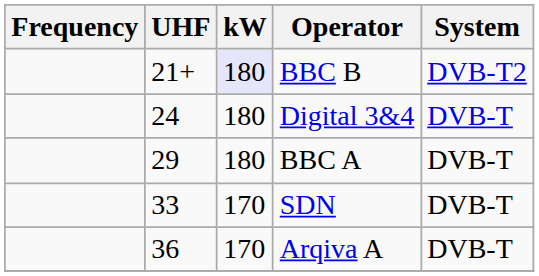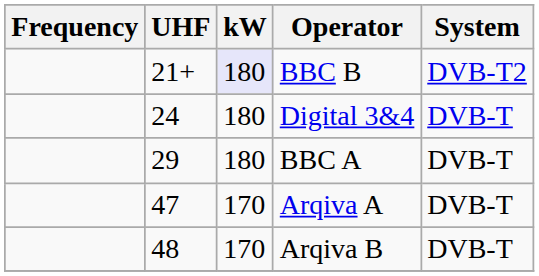- row: (308, 204)
(165, 248) 36 -> (165, 204) 47
+ row: (332, 248)
